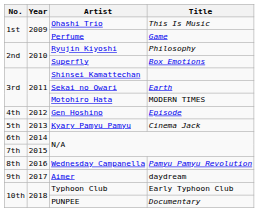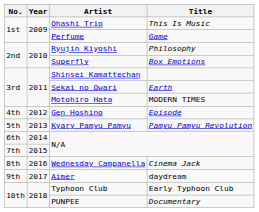(175, 125) Cinema Jack -> (200, 125) Pamyu Pamyu Revolution
(200, 163) Pamyu Pamyu Revolution -> (175, 163) Cinema Jack
